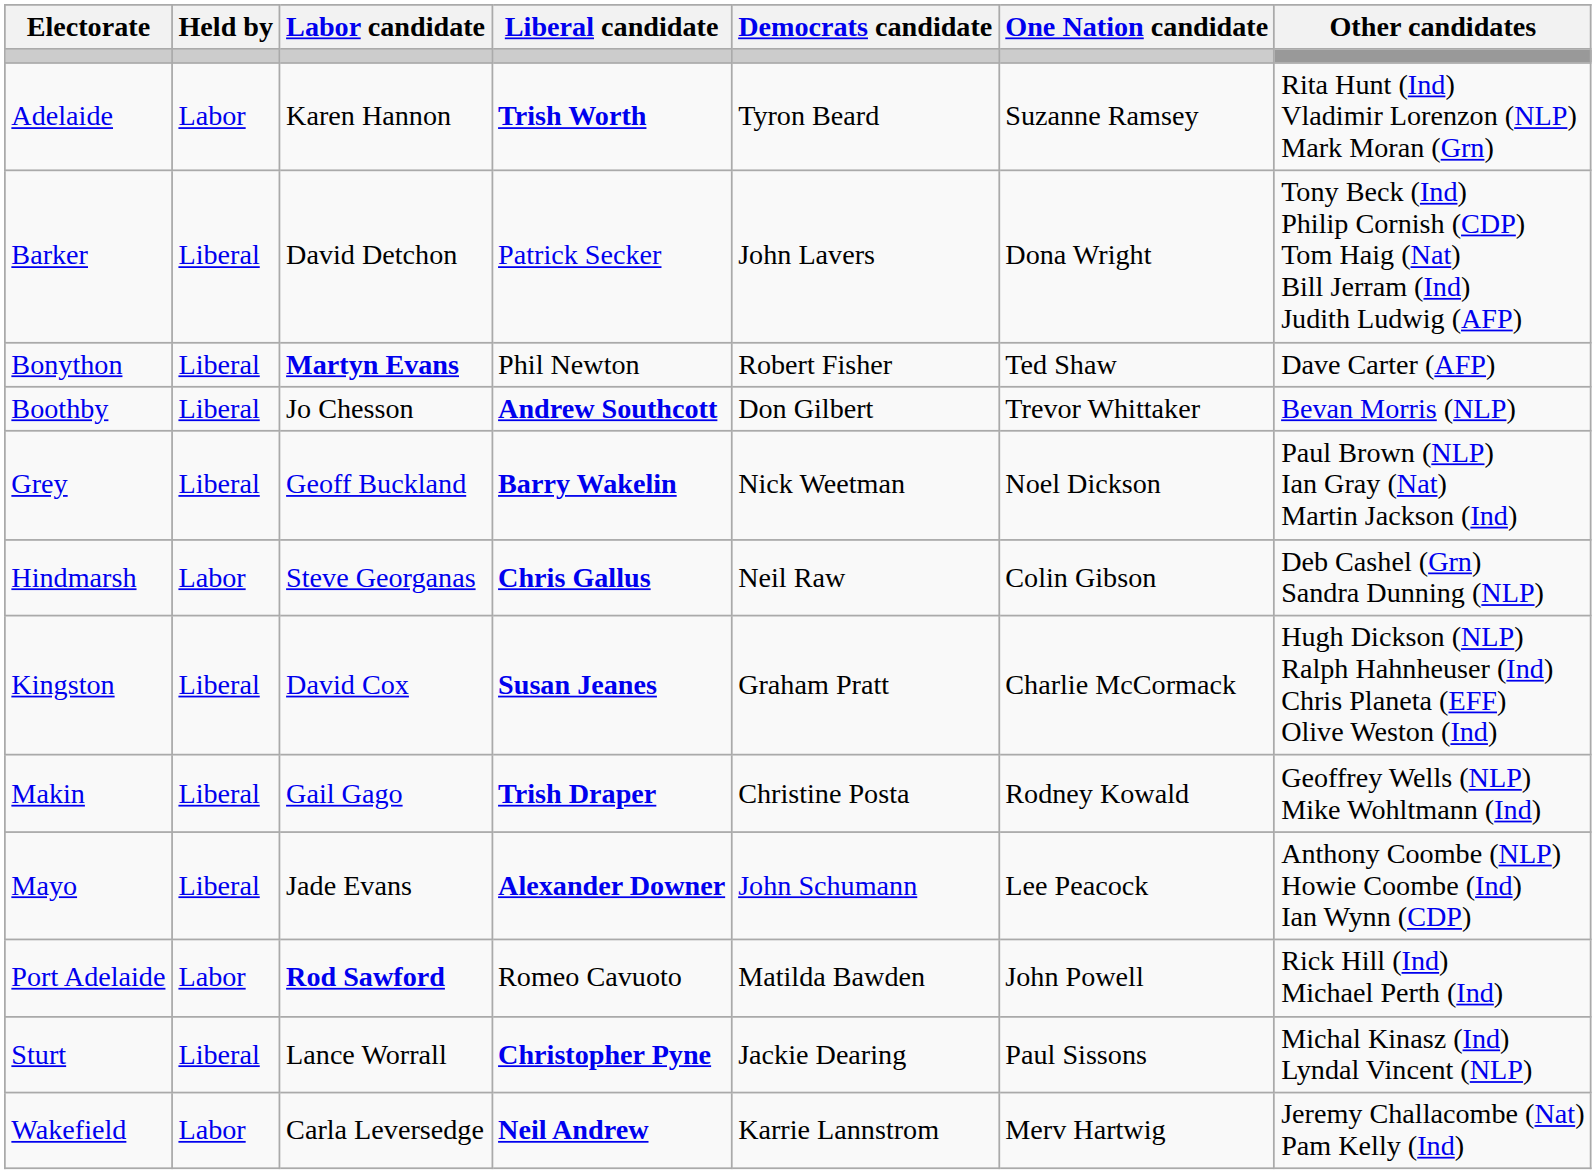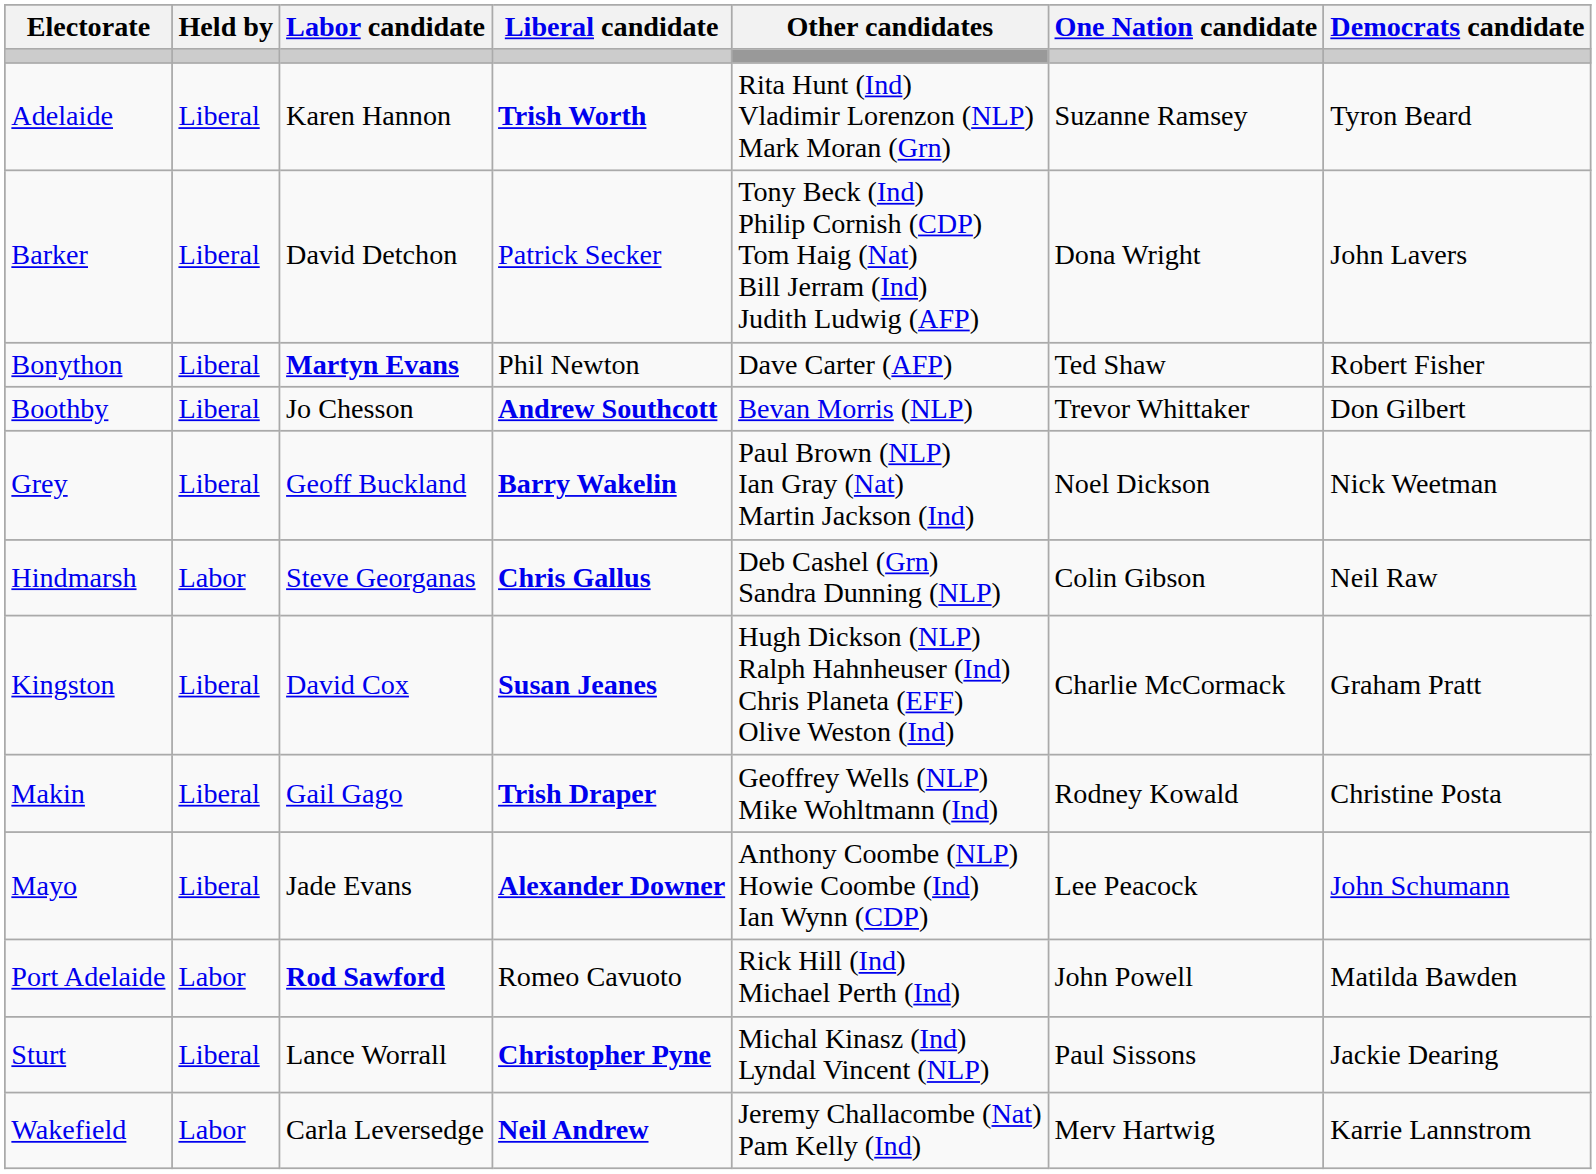columns swapped: (865, 26) <-> (1433, 26)
(212, 116) Labor -> (219, 116) Liberal
